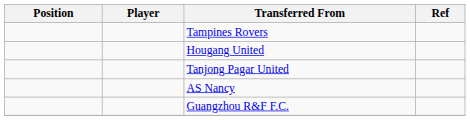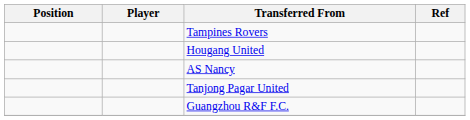rows swapped: (238, 69) <-> (211, 87)
